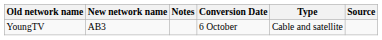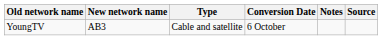columns swapped: (307, 12) <-> (183, 12)
